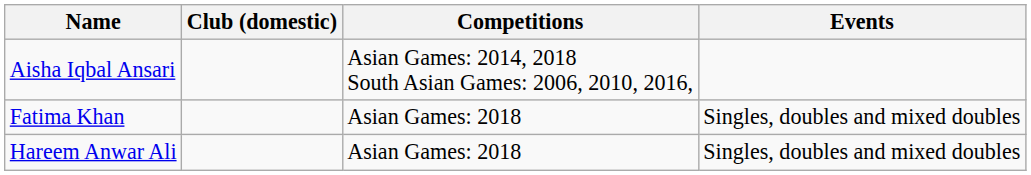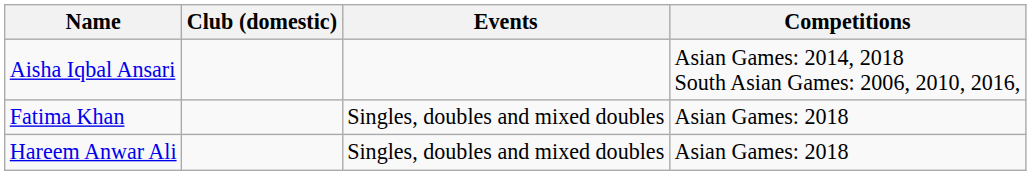columns swapped: (520, 22) <-> (862, 22)
